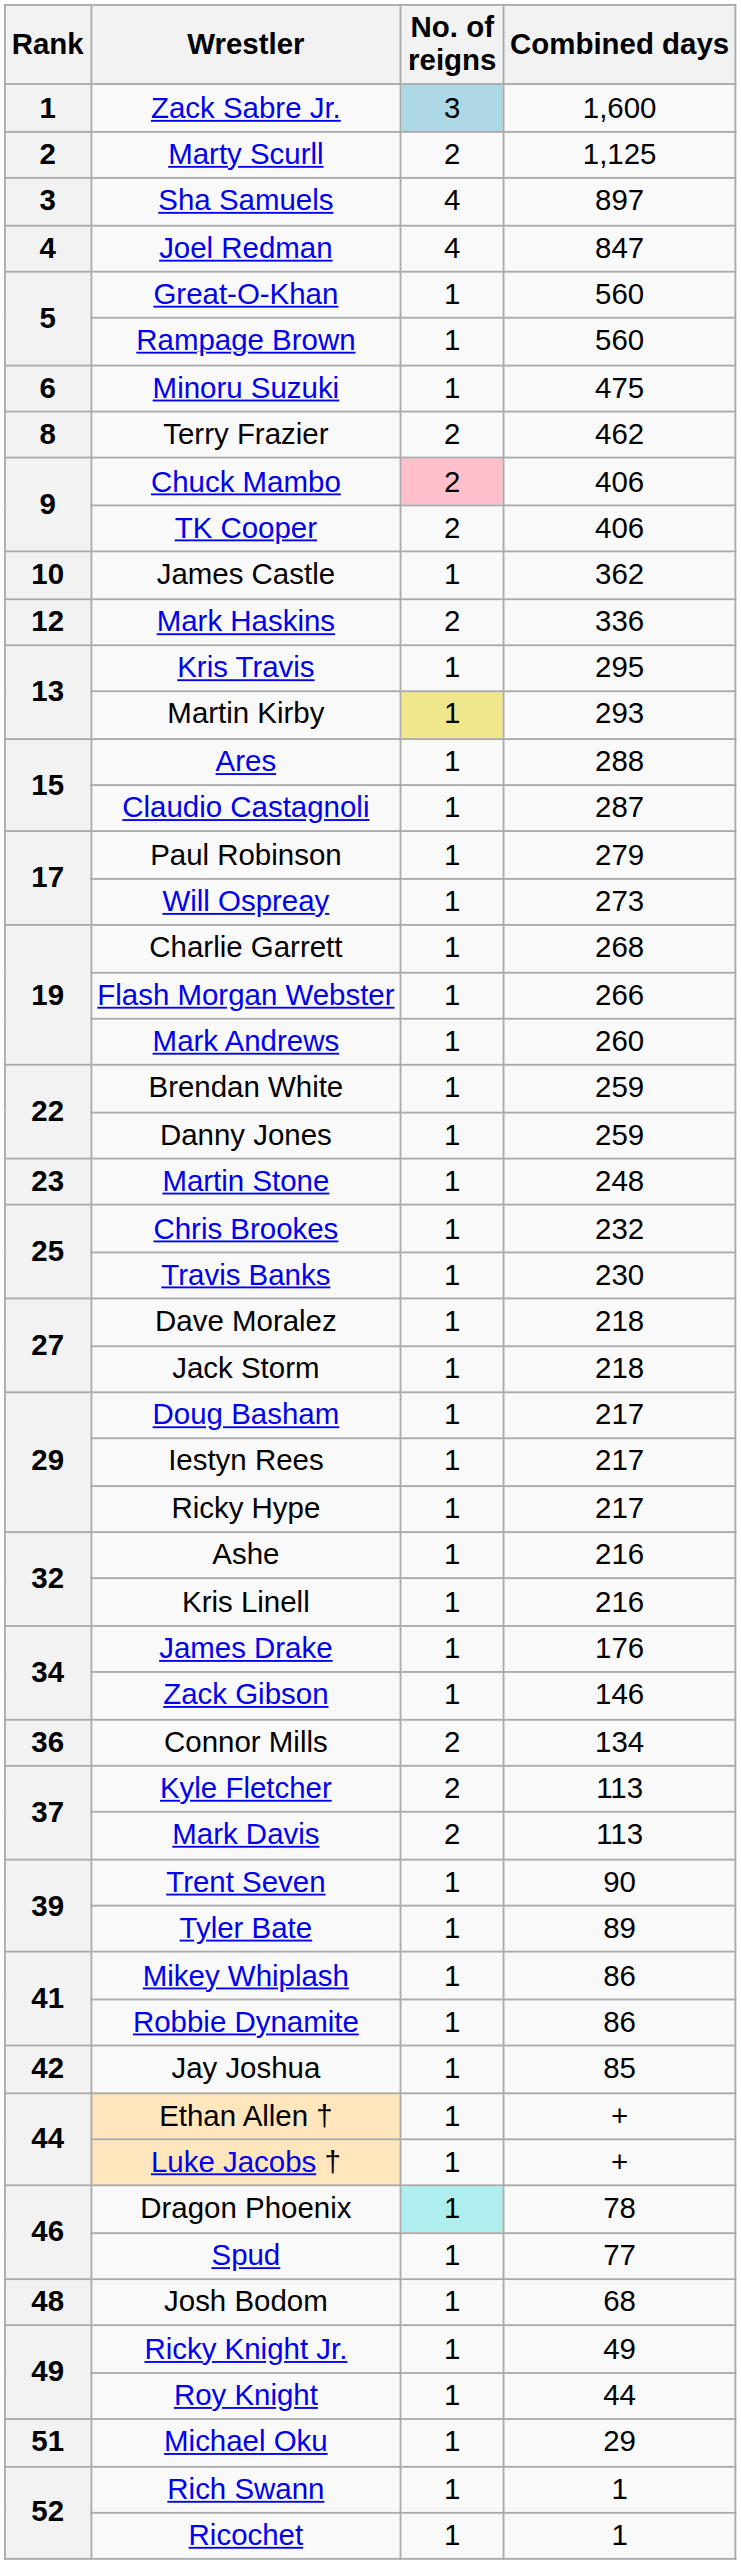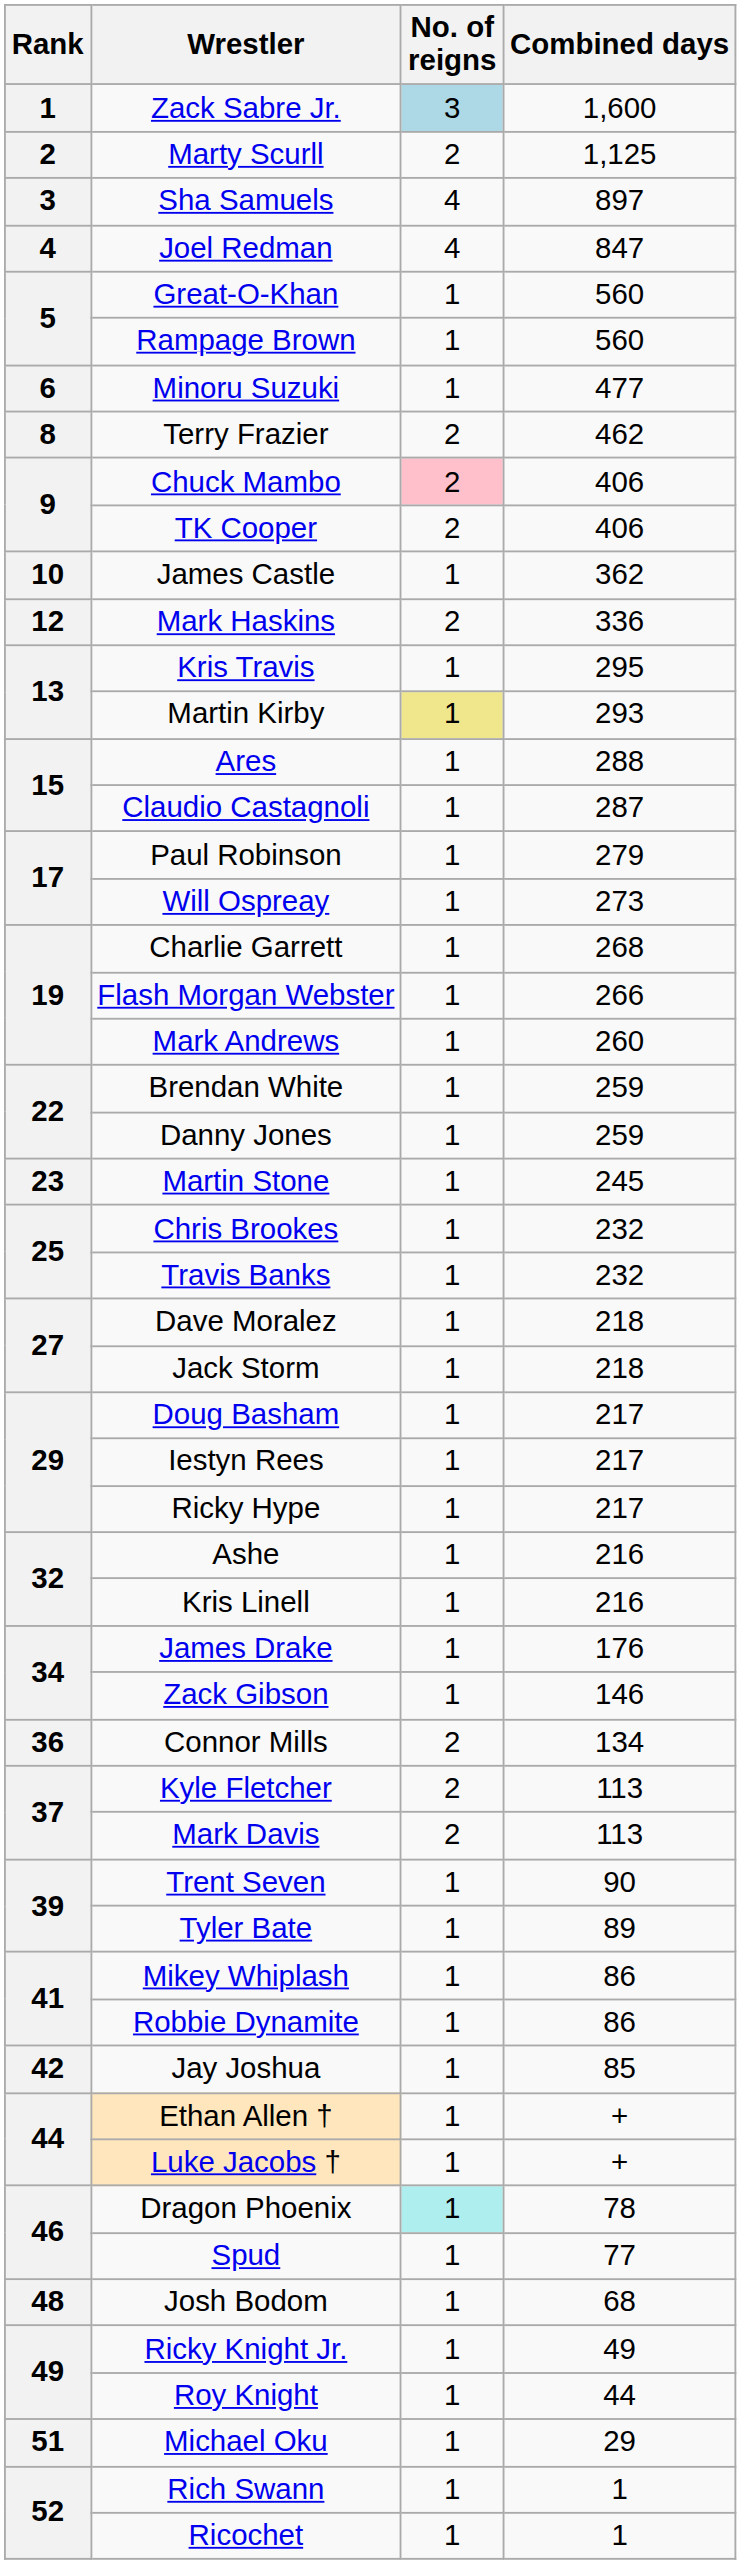(620, 387) 475 -> (620, 387) 477
(620, 1181) 248 -> (620, 1181) 245
(620, 1274) 230 -> (620, 1274) 232
